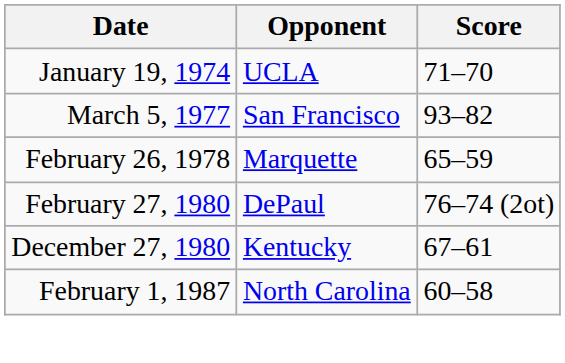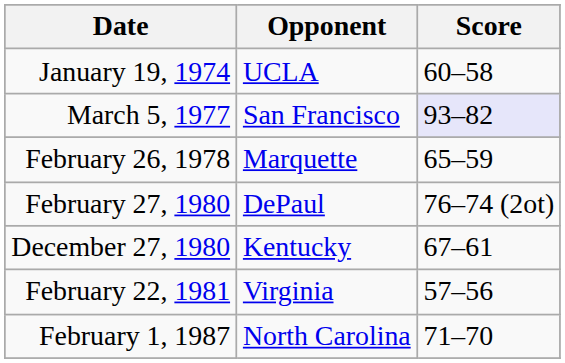(458, 70) 71–70 -> (458, 70) 60–58
(458, 114) no background -> (458, 114) lavender background
+ row: (128, 291)
(458, 291) 60–58 -> (458, 335) 71–70
